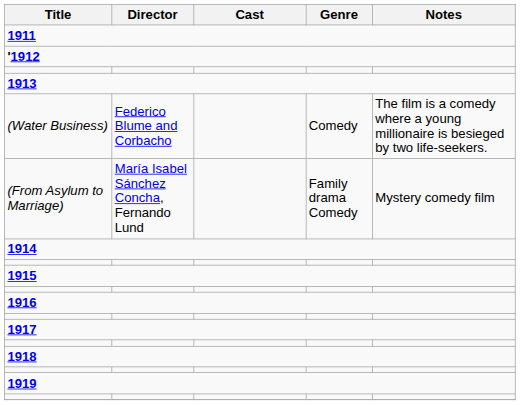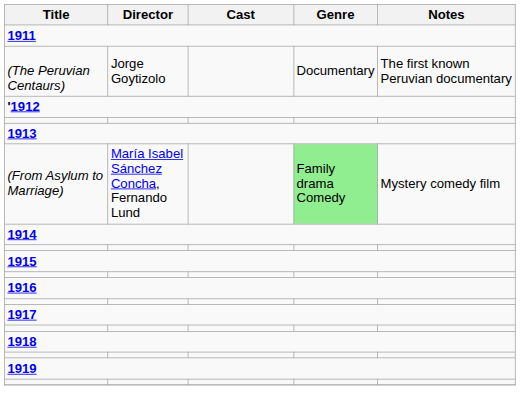+ row: (49, 78)
- row: (58, 126)
(333, 198) no background -> (321, 184) lightgreen background
